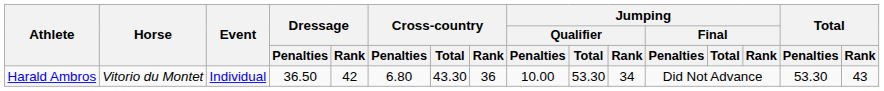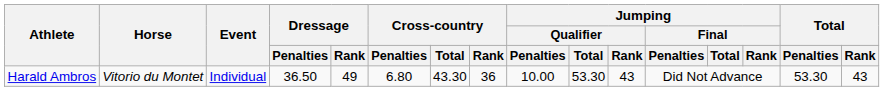(350, 77) 42 -> (350, 77) 49
(627, 77) 34 -> (627, 77) 43
